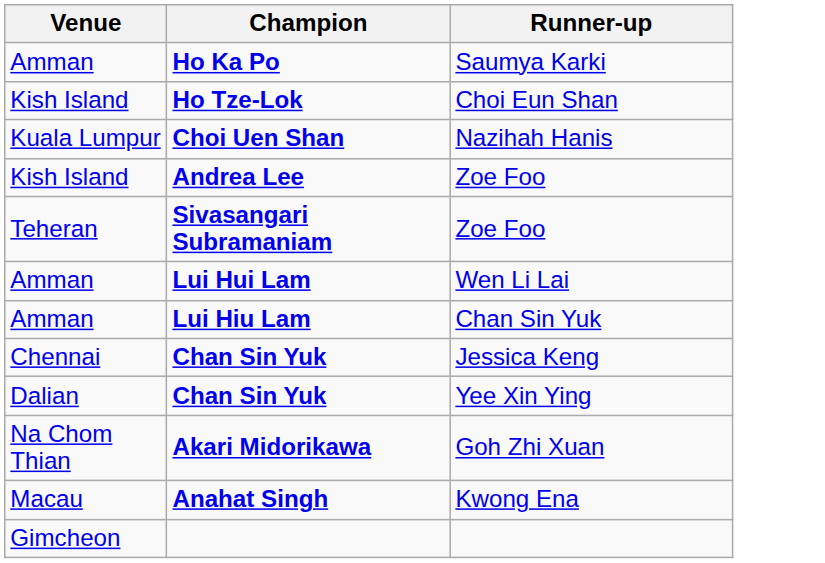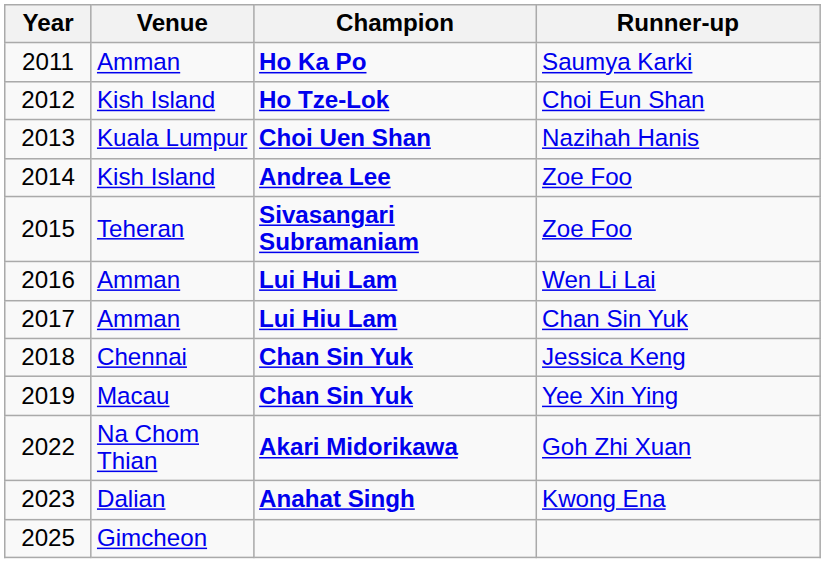+ column: (48, 23)
(45, 395) Dalian -> (133, 395) Macau
(47, 499) Macau -> (131, 499) Dalian
